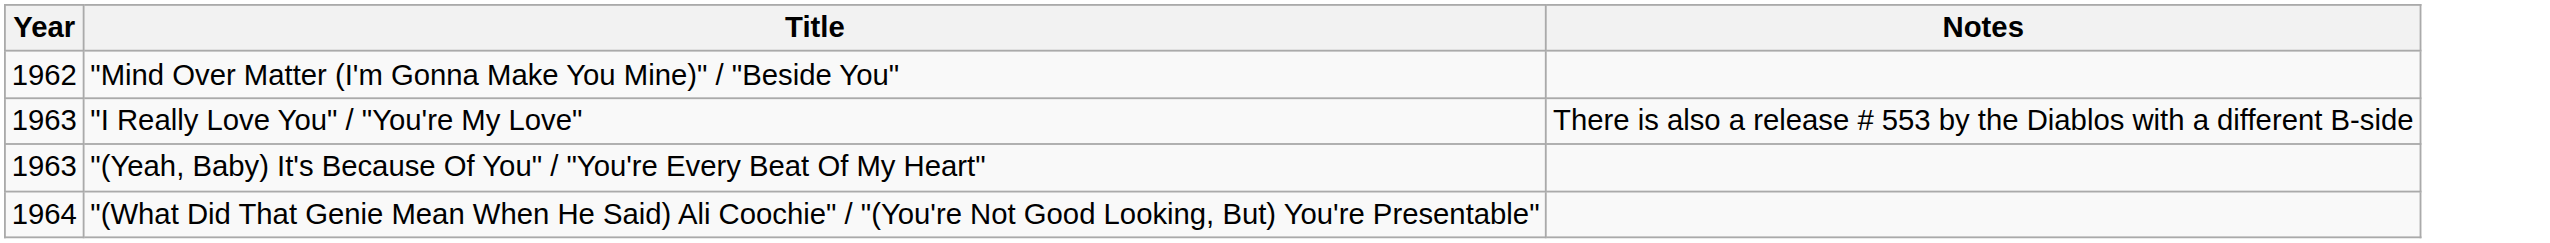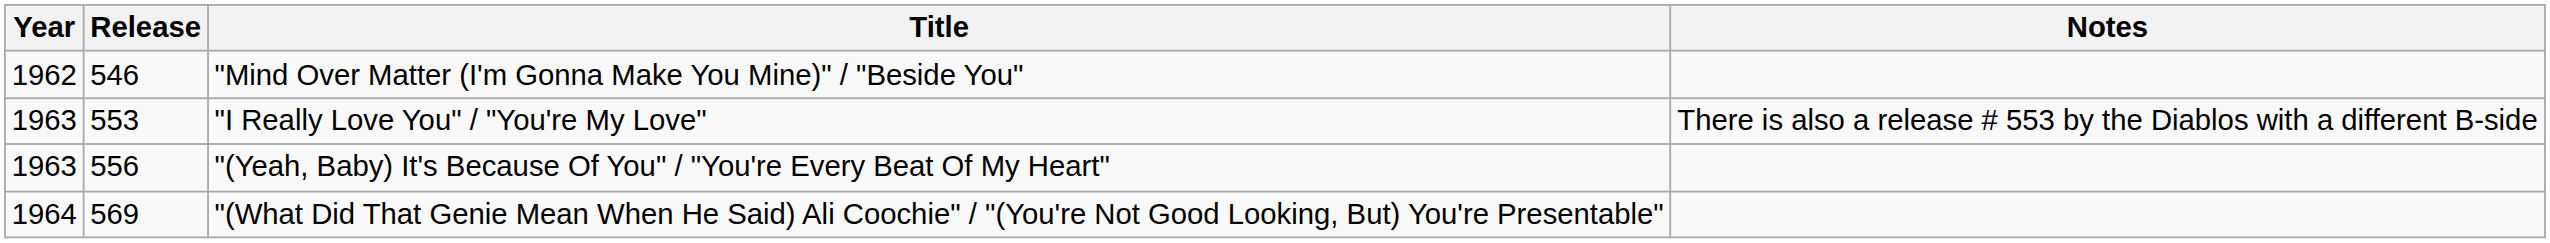+ column: (146, 27)
